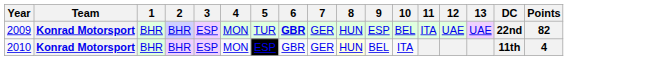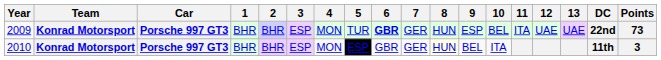+ column: (184, 13)
(544, 30) 82 -> (637, 30) 73
(544, 47) 4 -> (637, 47) 3
